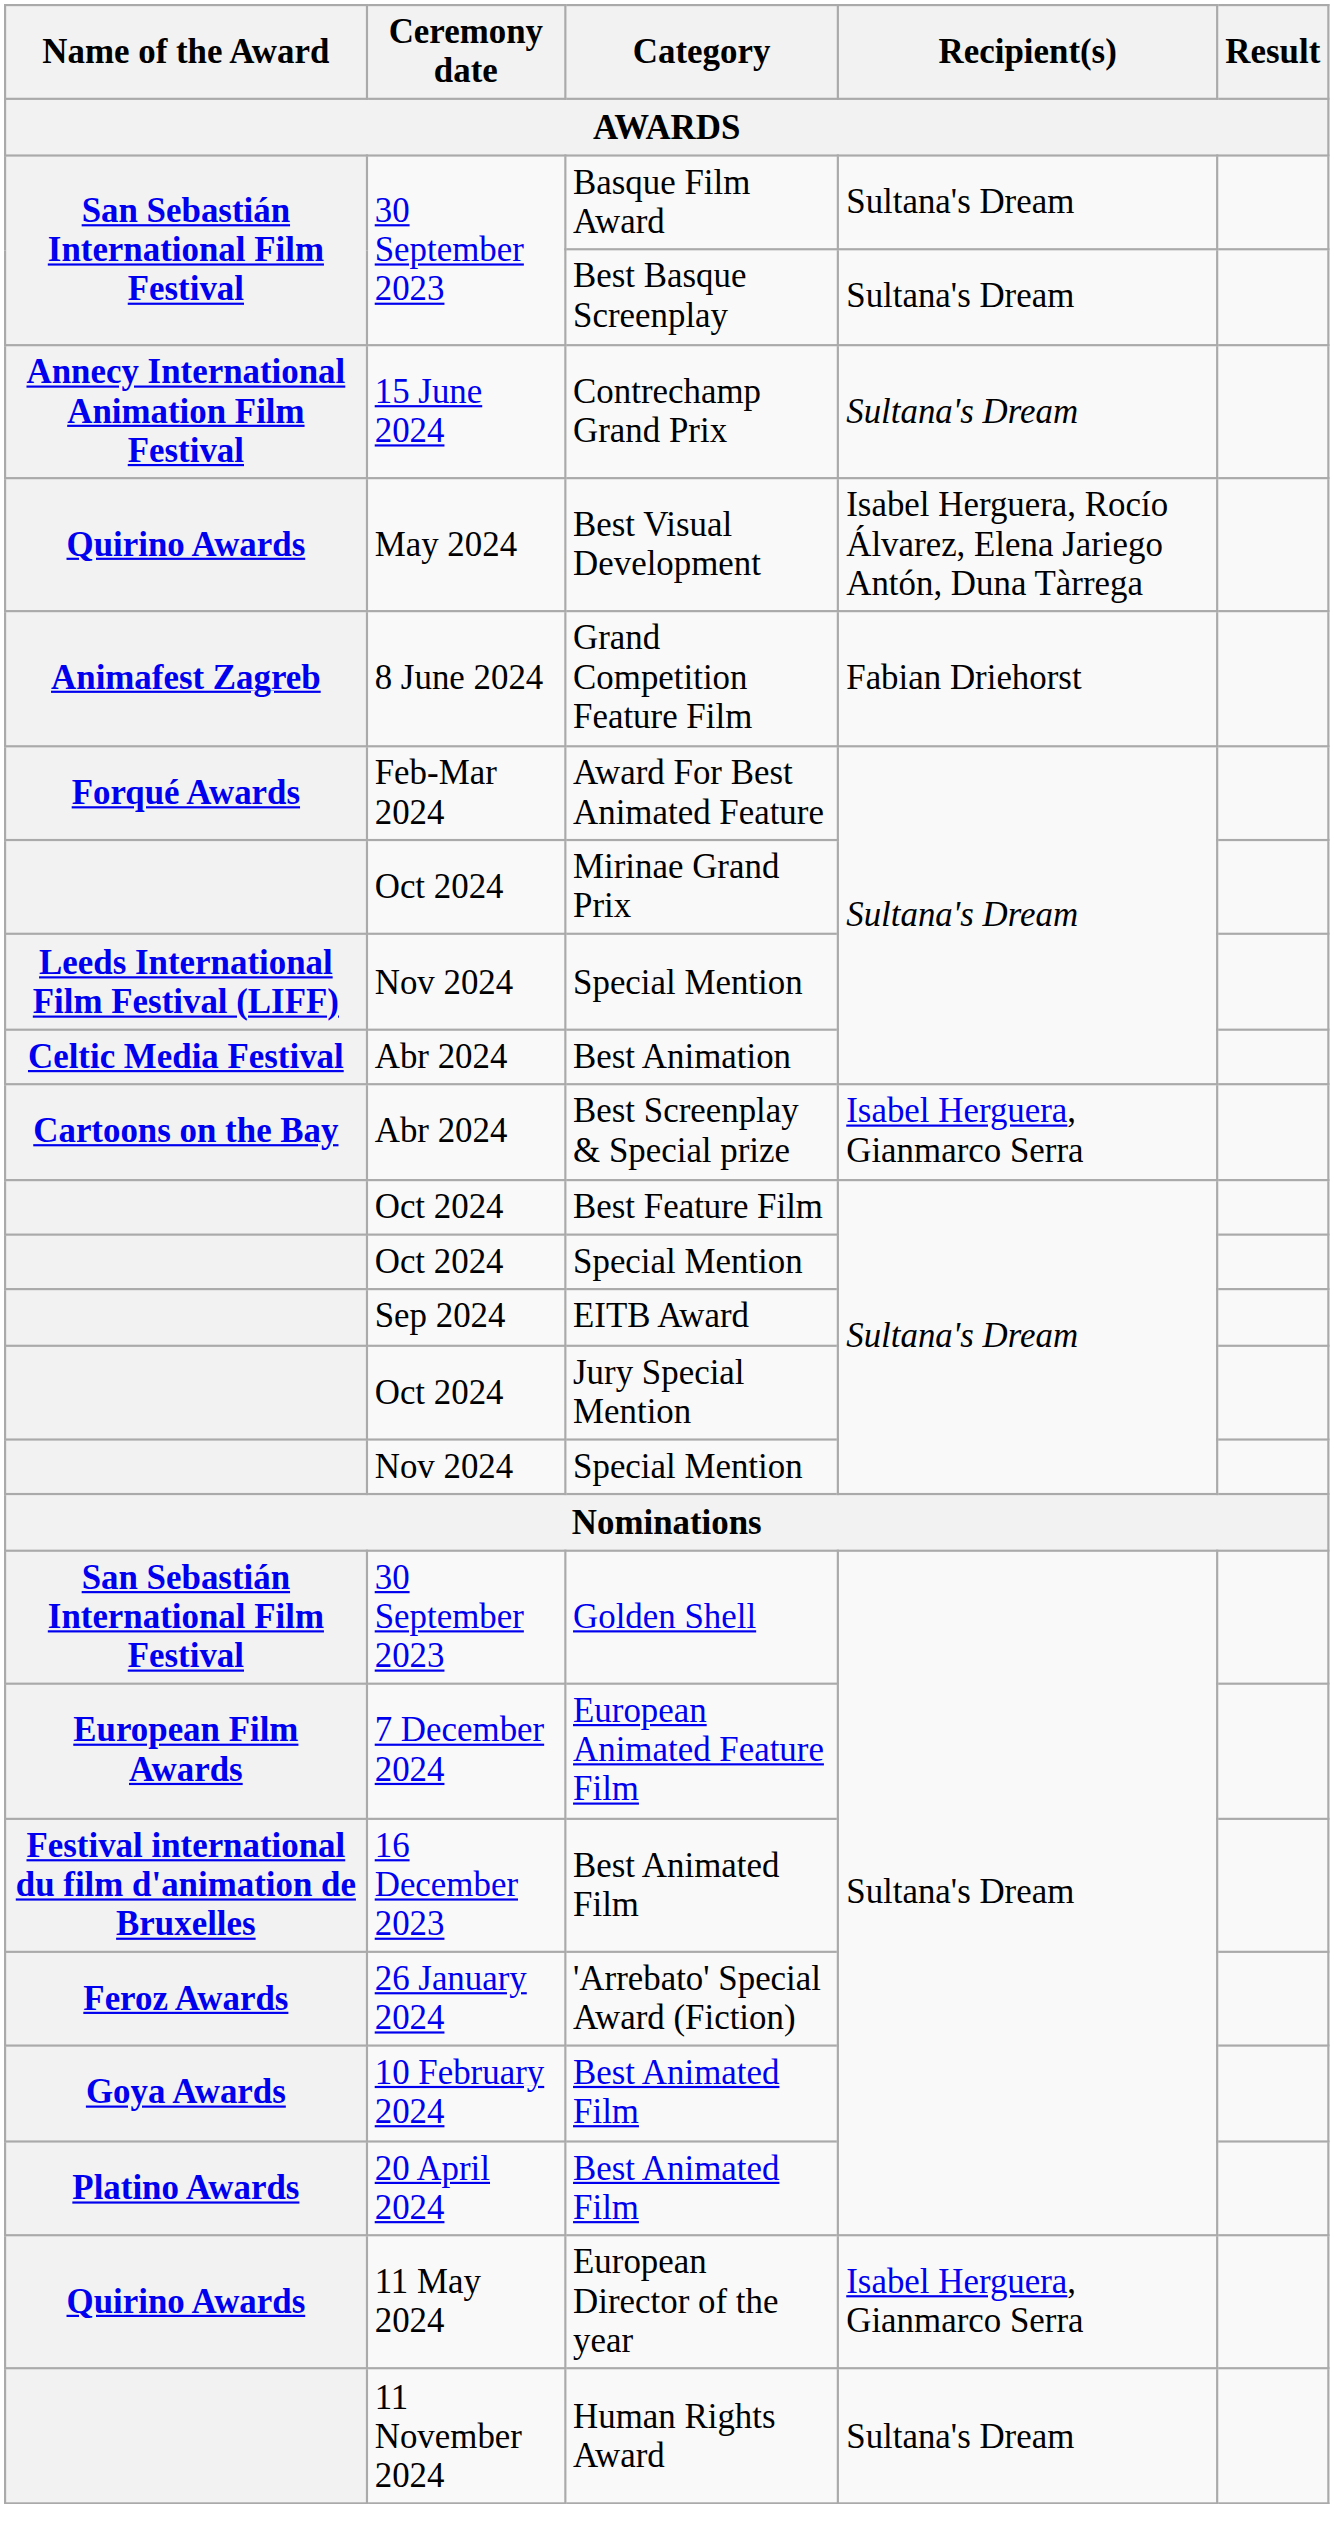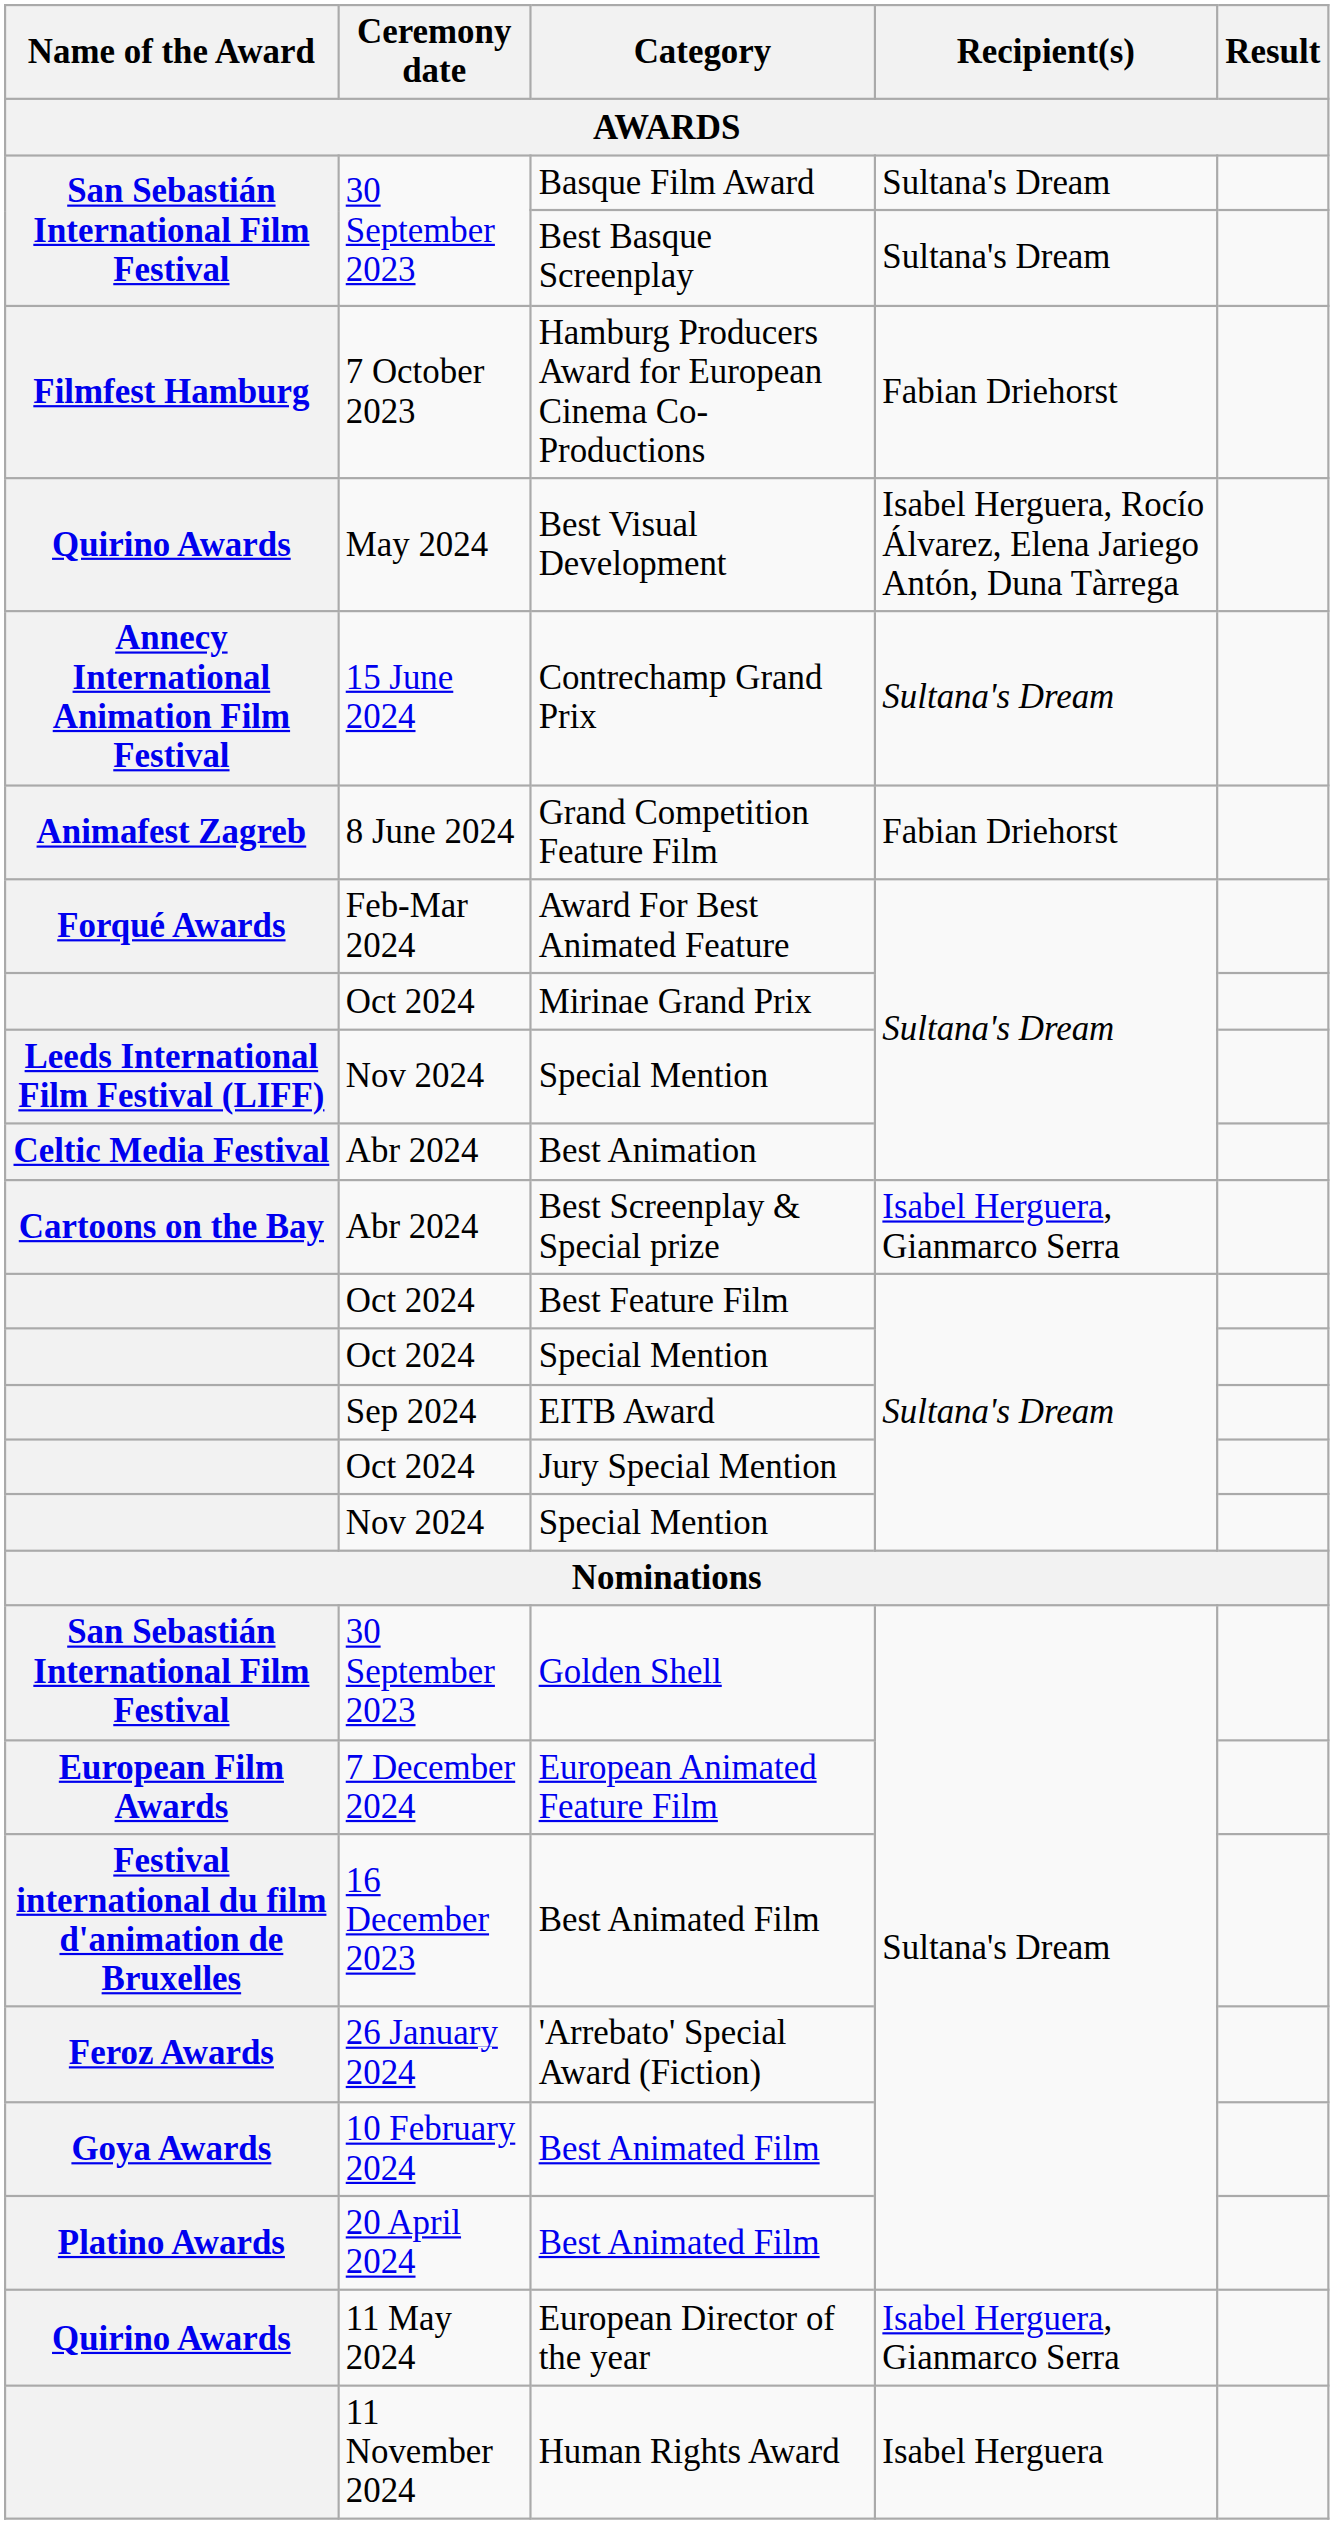+ row: (415, 390)
rows swapped: (446, 544) <-> (428, 410)
(960, 2435) Sultana's Dream -> (993, 2451) Isabel Herguera
